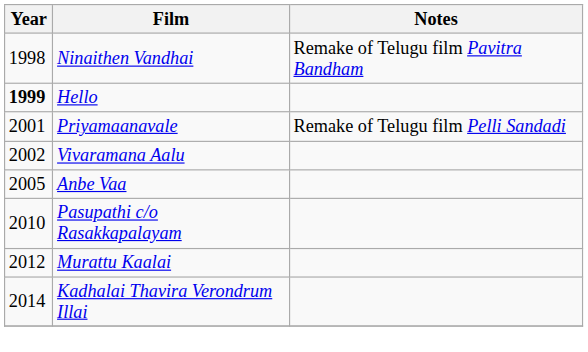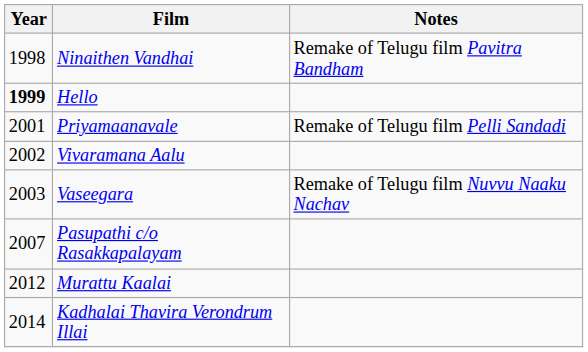+ row: (95, 194)
- row: (92, 184)
(27, 223) 2010 -> (27, 243) 2007
